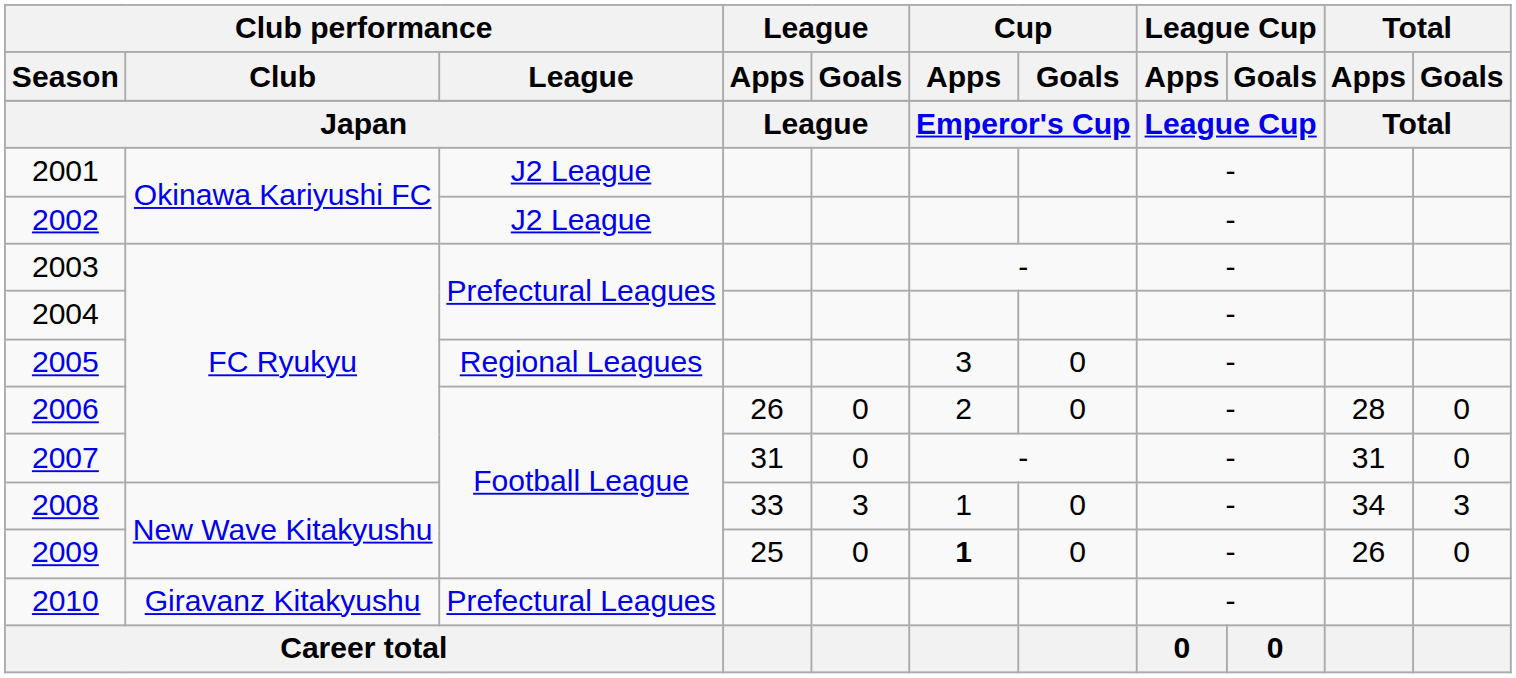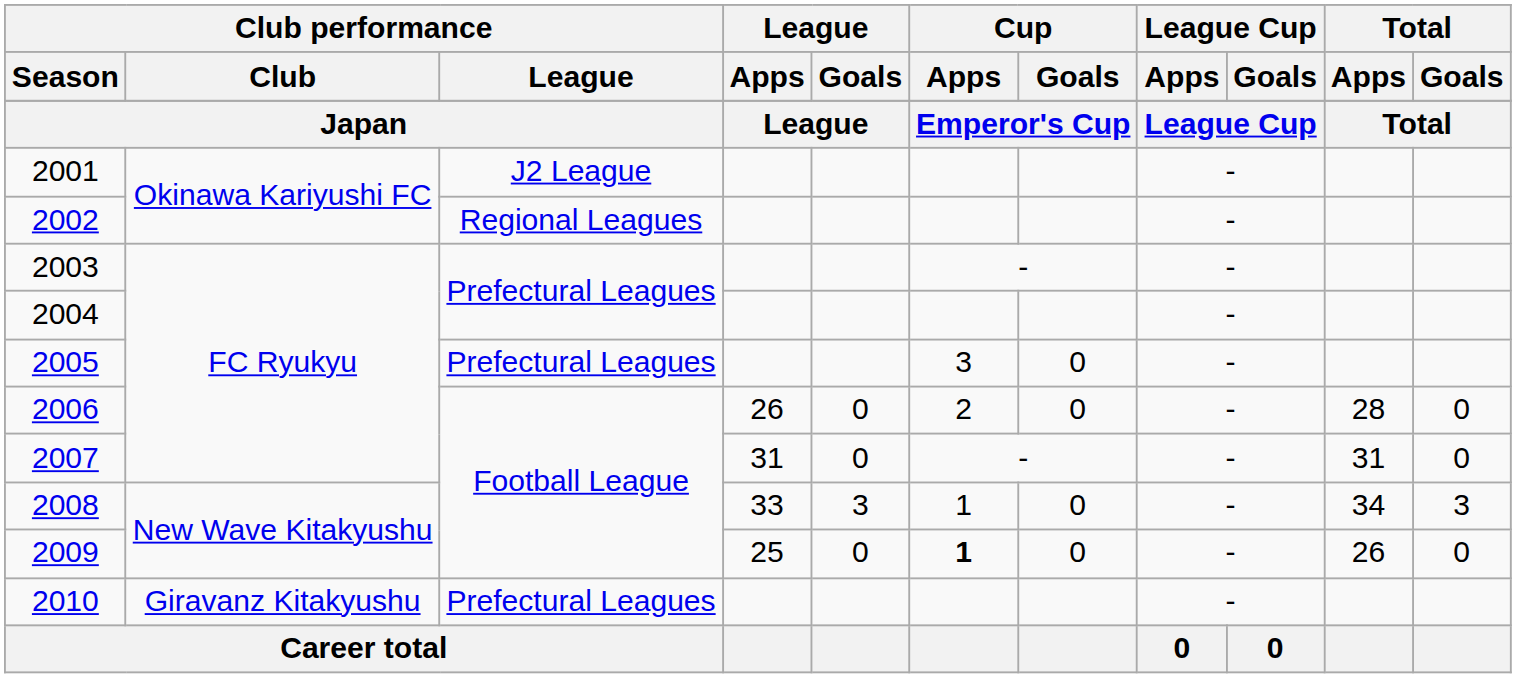(581, 219) J2 League -> (581, 219) Regional Leagues
(581, 362) Regional Leagues -> (581, 362) Prefectural Leagues
